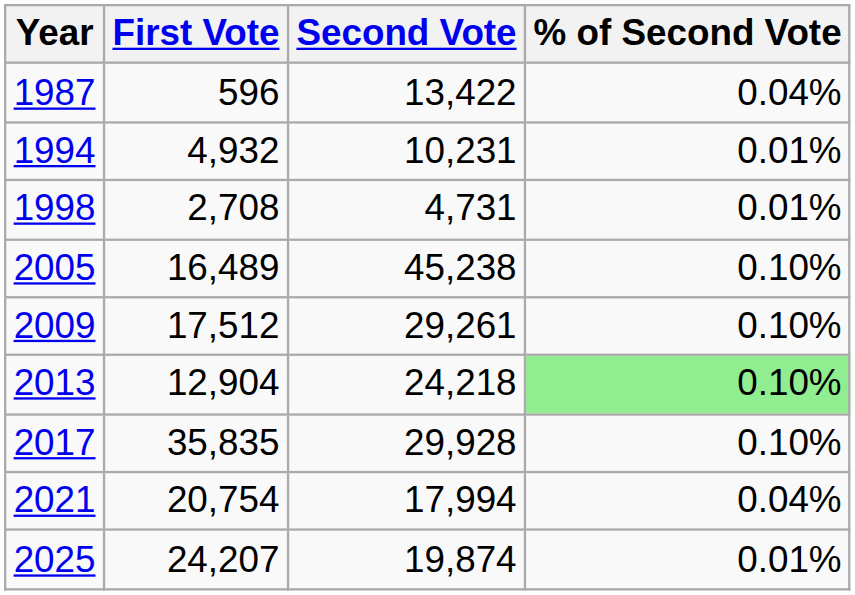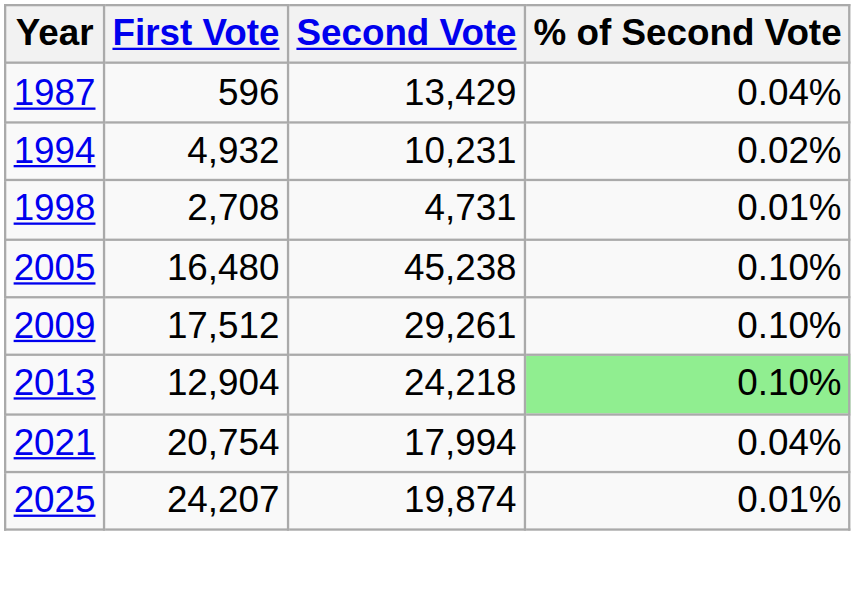(460, 92) 13,422 -> (460, 92) 13,429
(789, 150) 0.01% -> (789, 150) 0.02%
(223, 267) 16,489 -> (223, 267) 16,480
- row: (55, 442)
